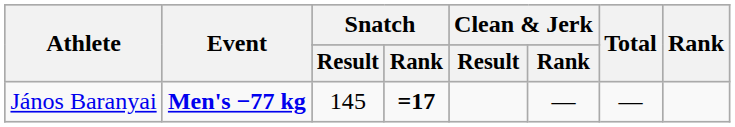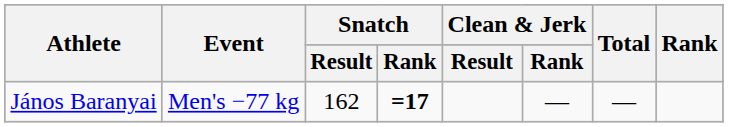(237, 101) bold -> (234, 101) normal
(348, 101) 145 -> (341, 101) 162
